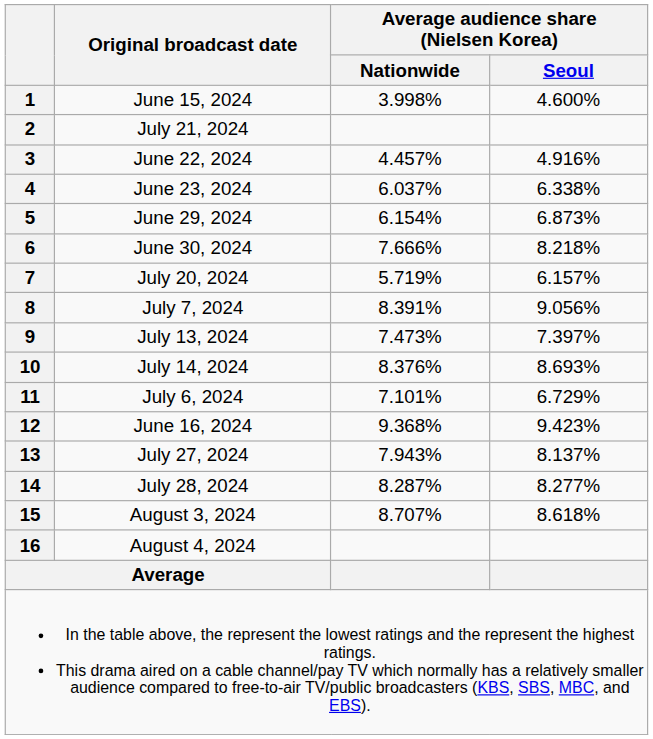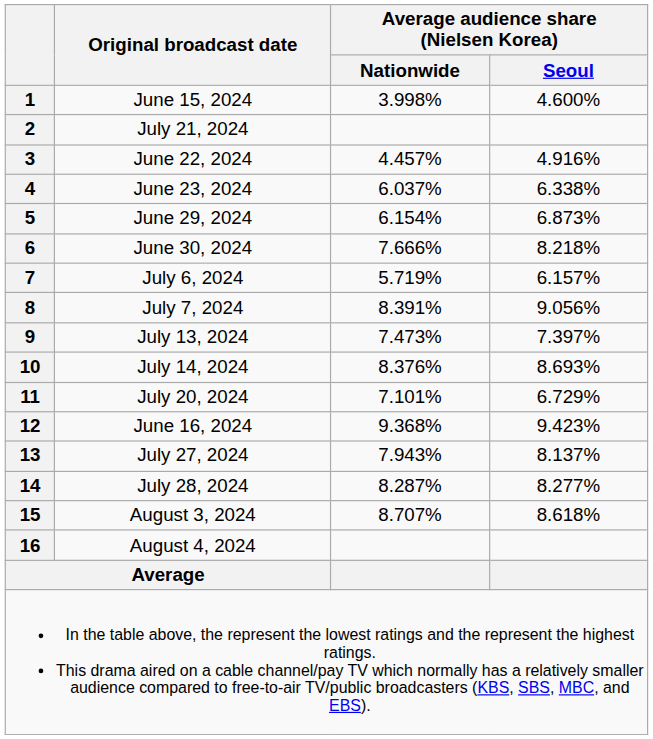(193, 277) July 20, 2024 -> (193, 277) July 6, 2024
(193, 396) July 6, 2024 -> (193, 396) July 20, 2024
